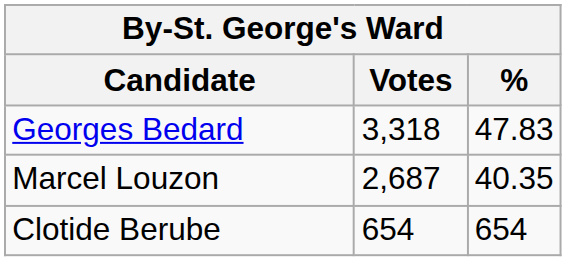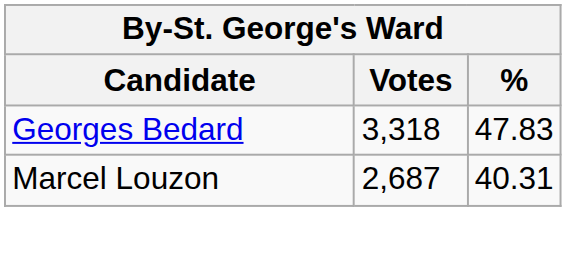(514, 179) 40.35 -> (514, 179) 40.31
- row: (117, 229)
